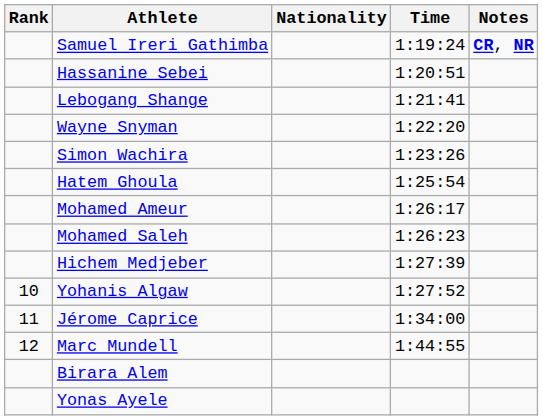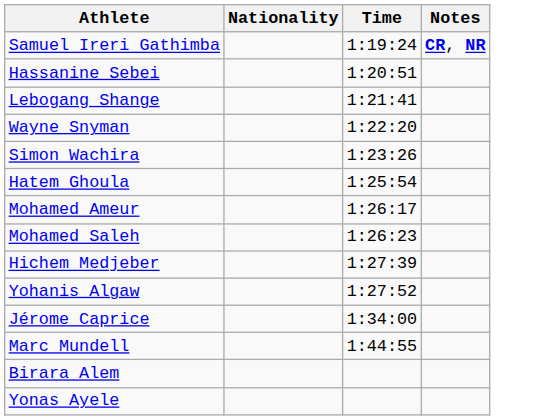- column: (29, 18)
